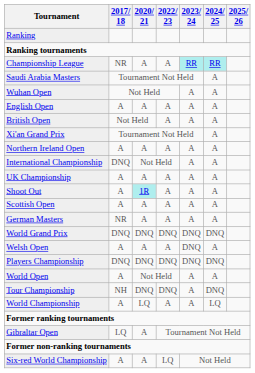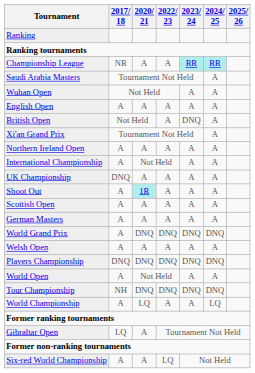(191, 120) A -> (191, 120) DNQ
(121, 162) DNQ -> (121, 162) A
(121, 176) A -> (121, 176) DNQ
(121, 219) NR -> (121, 219) A
(121, 233) DNQ -> (121, 233) A
(191, 247) DNQ -> (191, 247) A
(191, 289) A -> (191, 289) DNQ
